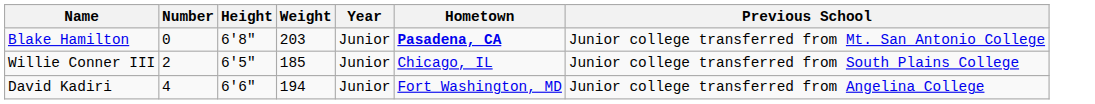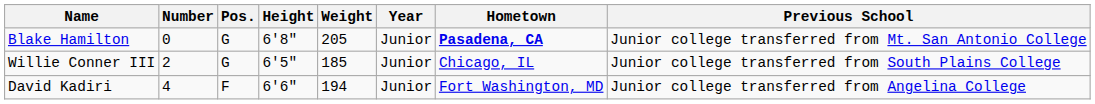+ column: (238, 16)
(293, 40) 203 -> (334, 40) 205
